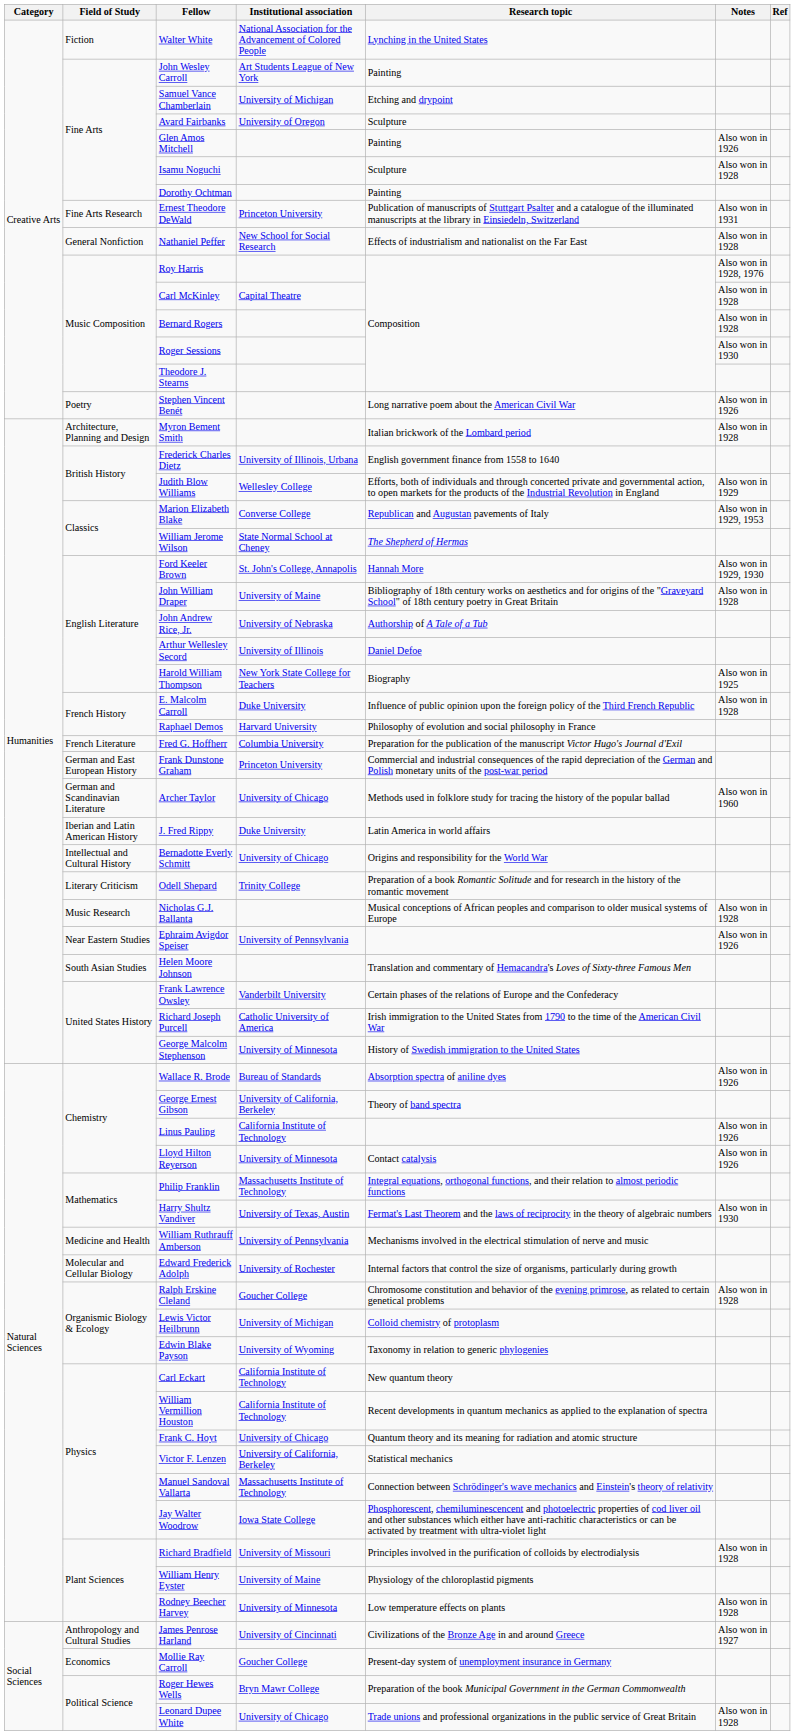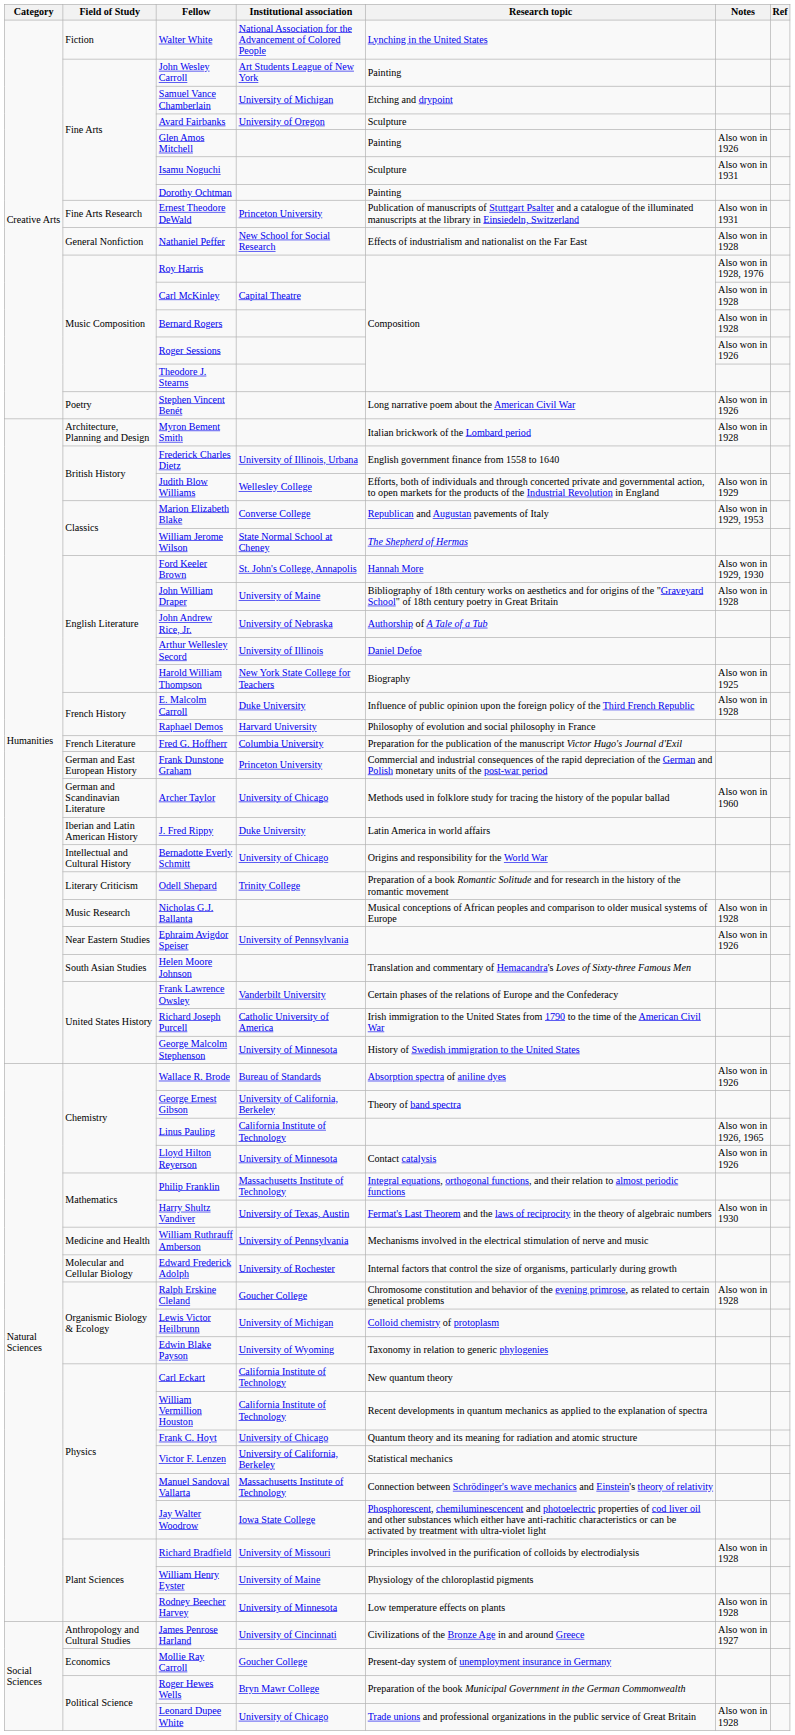(743, 170) Also won in 1928 -> (743, 170) Also won in 1931
(743, 350) Also won in 1930 -> (743, 350) Also won in 1926
(743, 1131) Also won in 1926 -> (743, 1131) Also won in 1926, 1965
